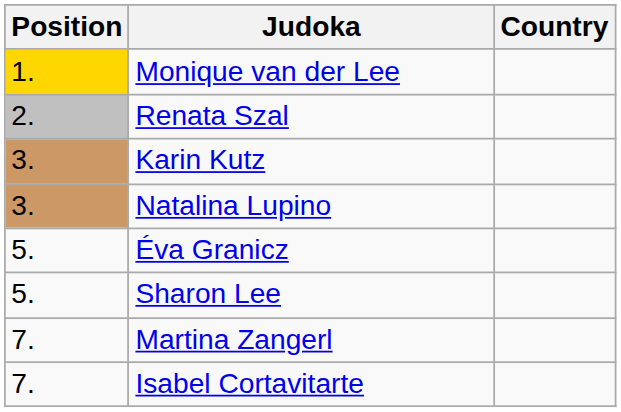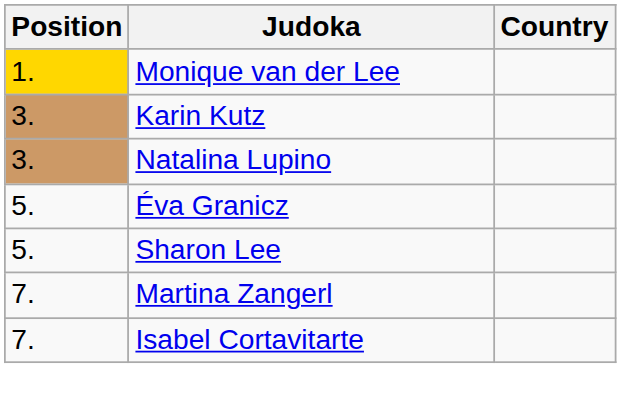- row: (212, 116)
